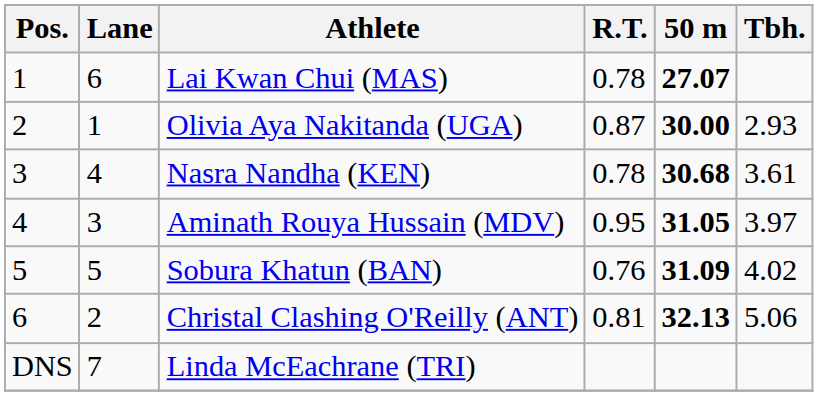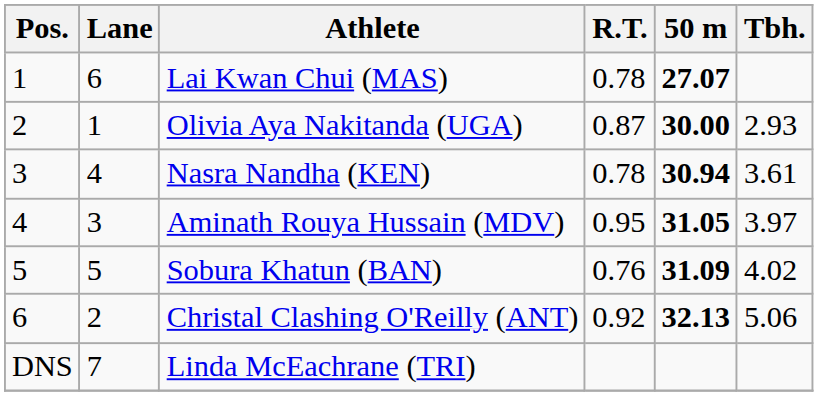(696, 173) 30.68 -> (696, 173) 30.94
(619, 317) 0.81 -> (619, 317) 0.92
